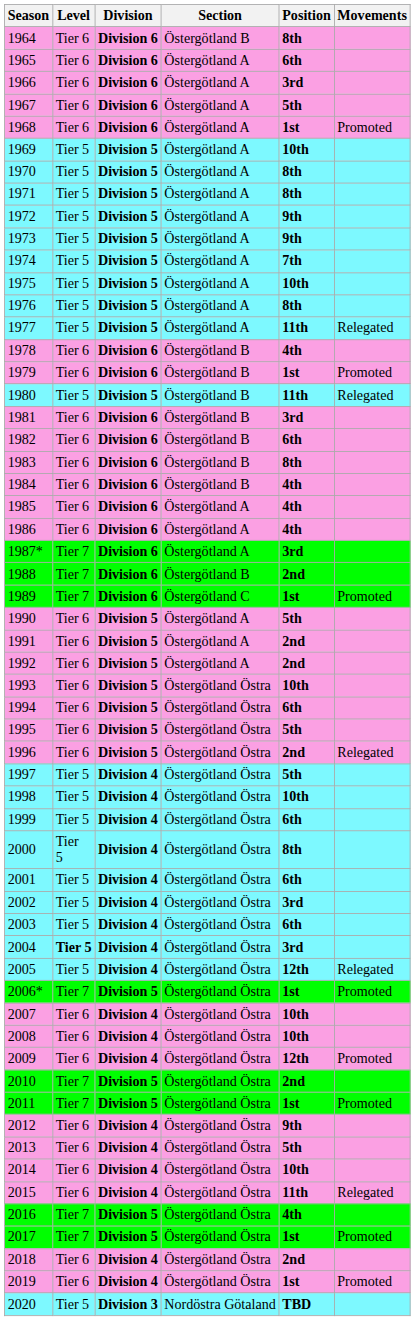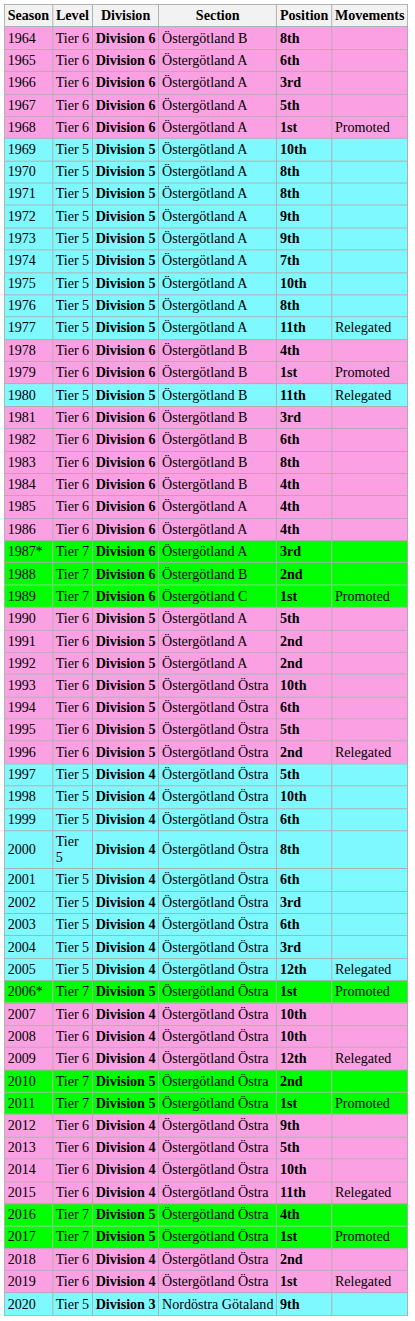(74, 947) bold -> (72, 947) normal
(365, 1058) Promoted -> (363, 1058) Relegated
(365, 1281) Promoted -> (363, 1281) Relegated
(297, 1304) TBD -> (290, 1304) 9th
